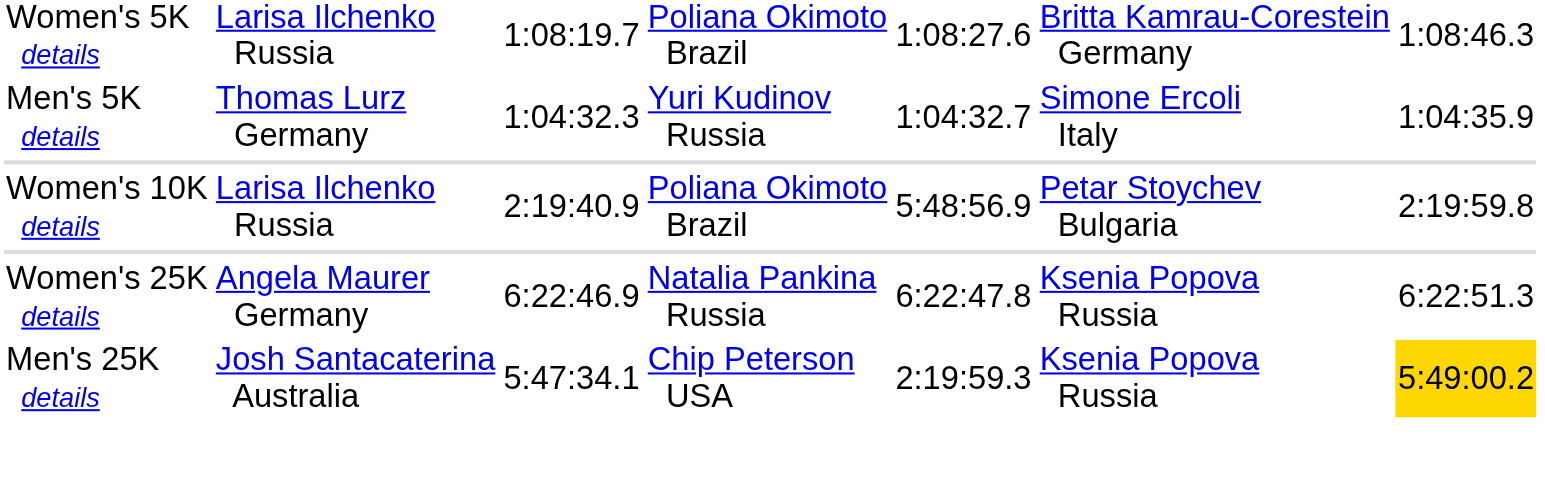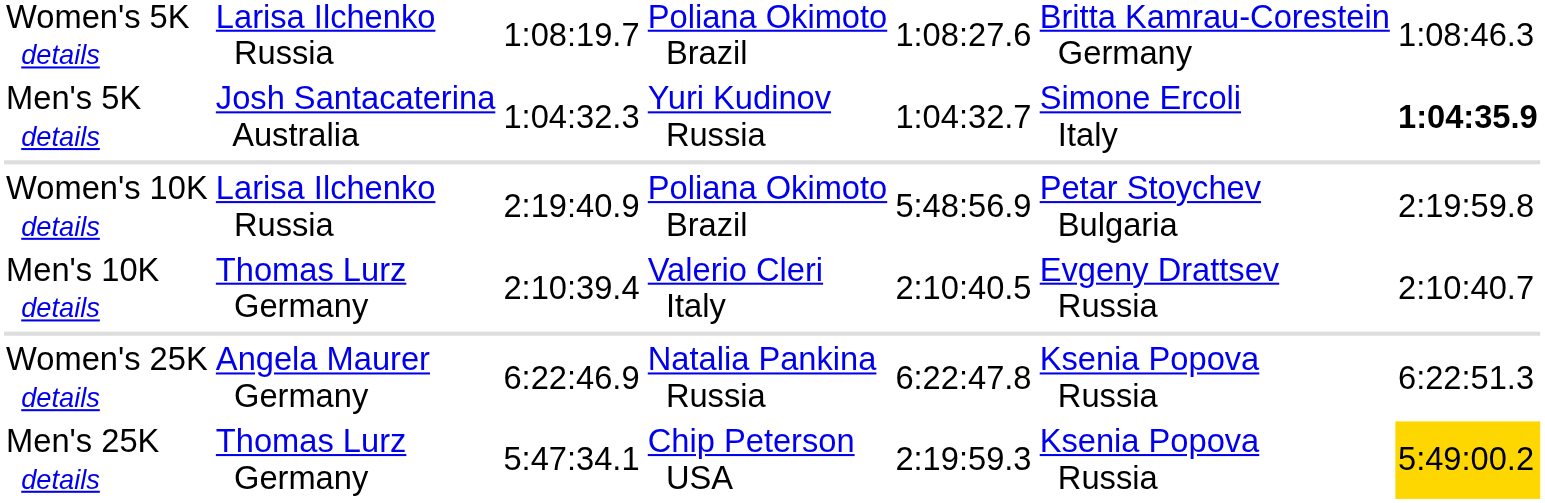(311, 116) Thomas Lurz Germany -> (356, 116) Josh Santacaterina Australia
(1466, 116) normal -> (1468, 116) bold
+ row: (83, 288)
(356, 378) Josh Santacaterina Australia -> (311, 459) Thomas Lurz Germany
